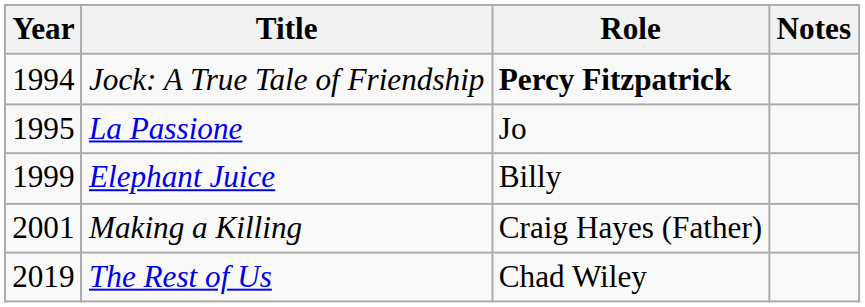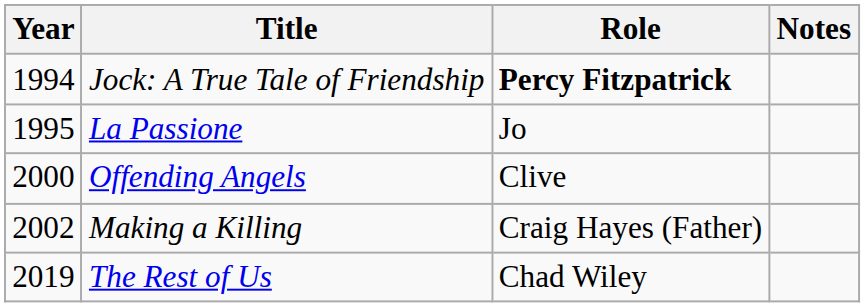- row: (182, 177)
+ row: (197, 177)
(43, 227) 2001 -> (43, 227) 2002
